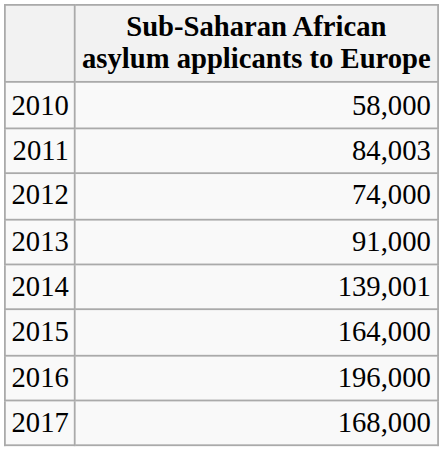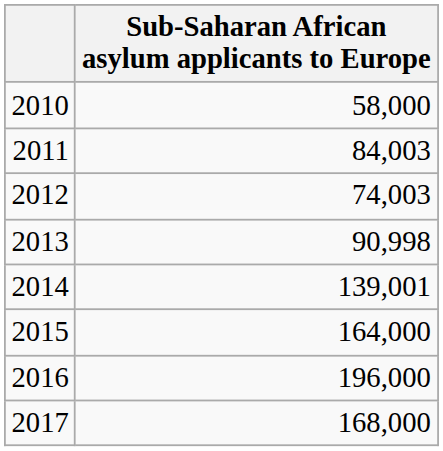(391, 195) 74,000 -> (391, 195) 74,003
(391, 241) 91,000 -> (391, 241) 90,998
